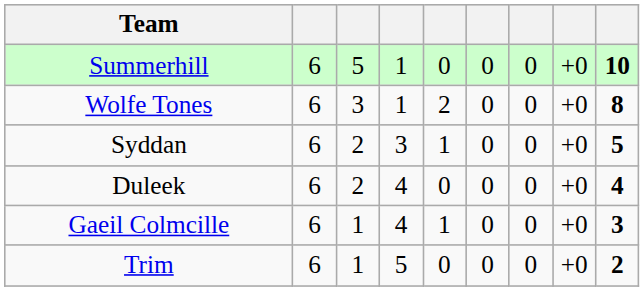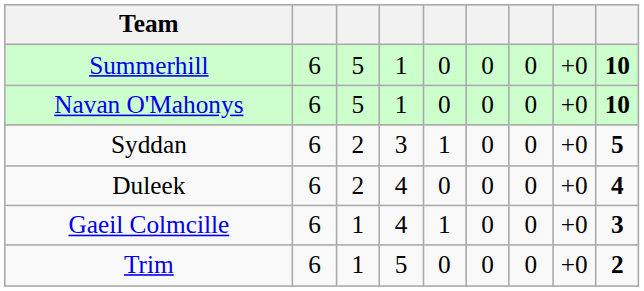+ row: (149, 104)
- row: (149, 104)
